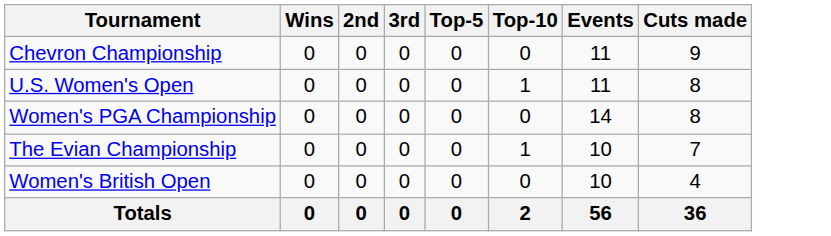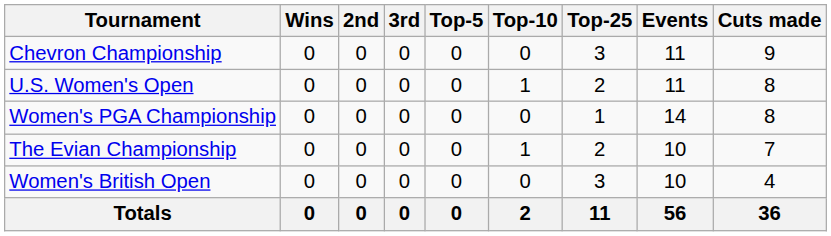+ column: (600, 20)
